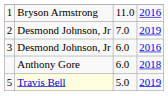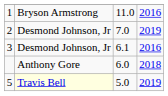(123, 47) 6.0 -> (123, 47) 6.1
